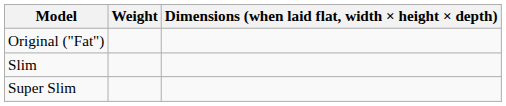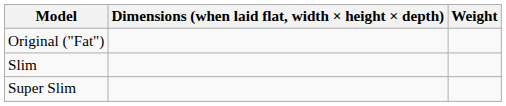columns swapped: (331, 16) <-> (135, 16)
